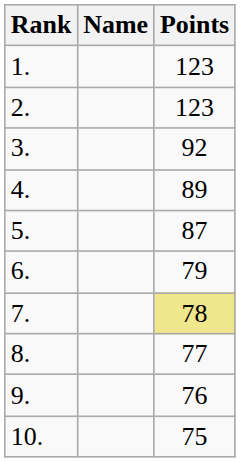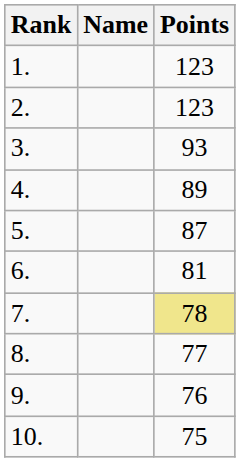(195, 148) 92 -> (195, 148) 93
(195, 271) 79 -> (195, 271) 81
